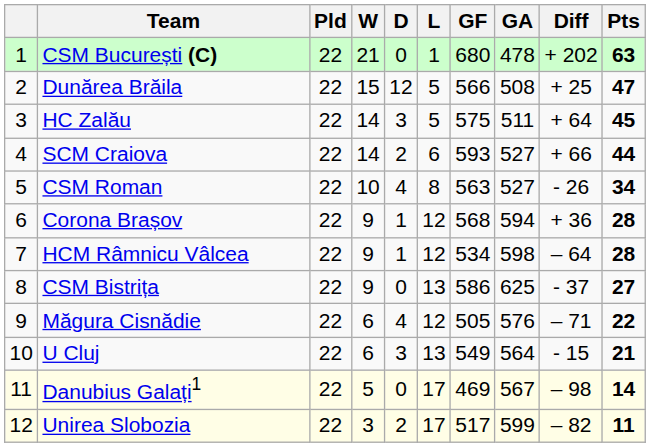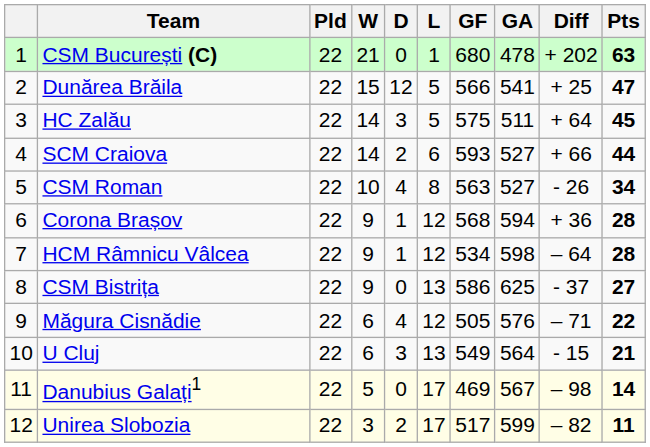(517, 87) 508 -> (517, 87) 541
